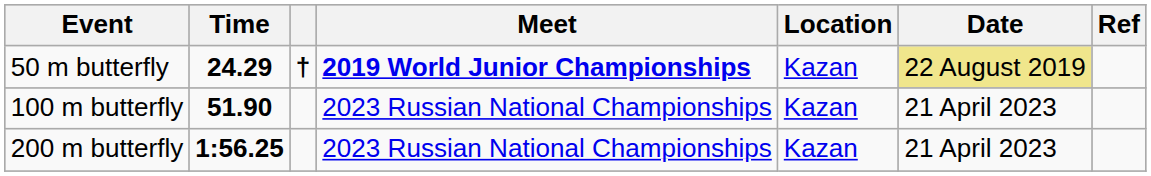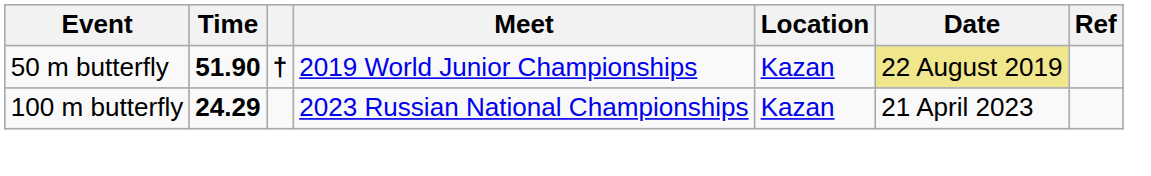(240, 66) 24.29 -> (228, 66) 51.90
(537, 66) bold -> (498, 66) normal
(240, 107) 51.90 -> (228, 107) 24.29
- row: (97, 149)
